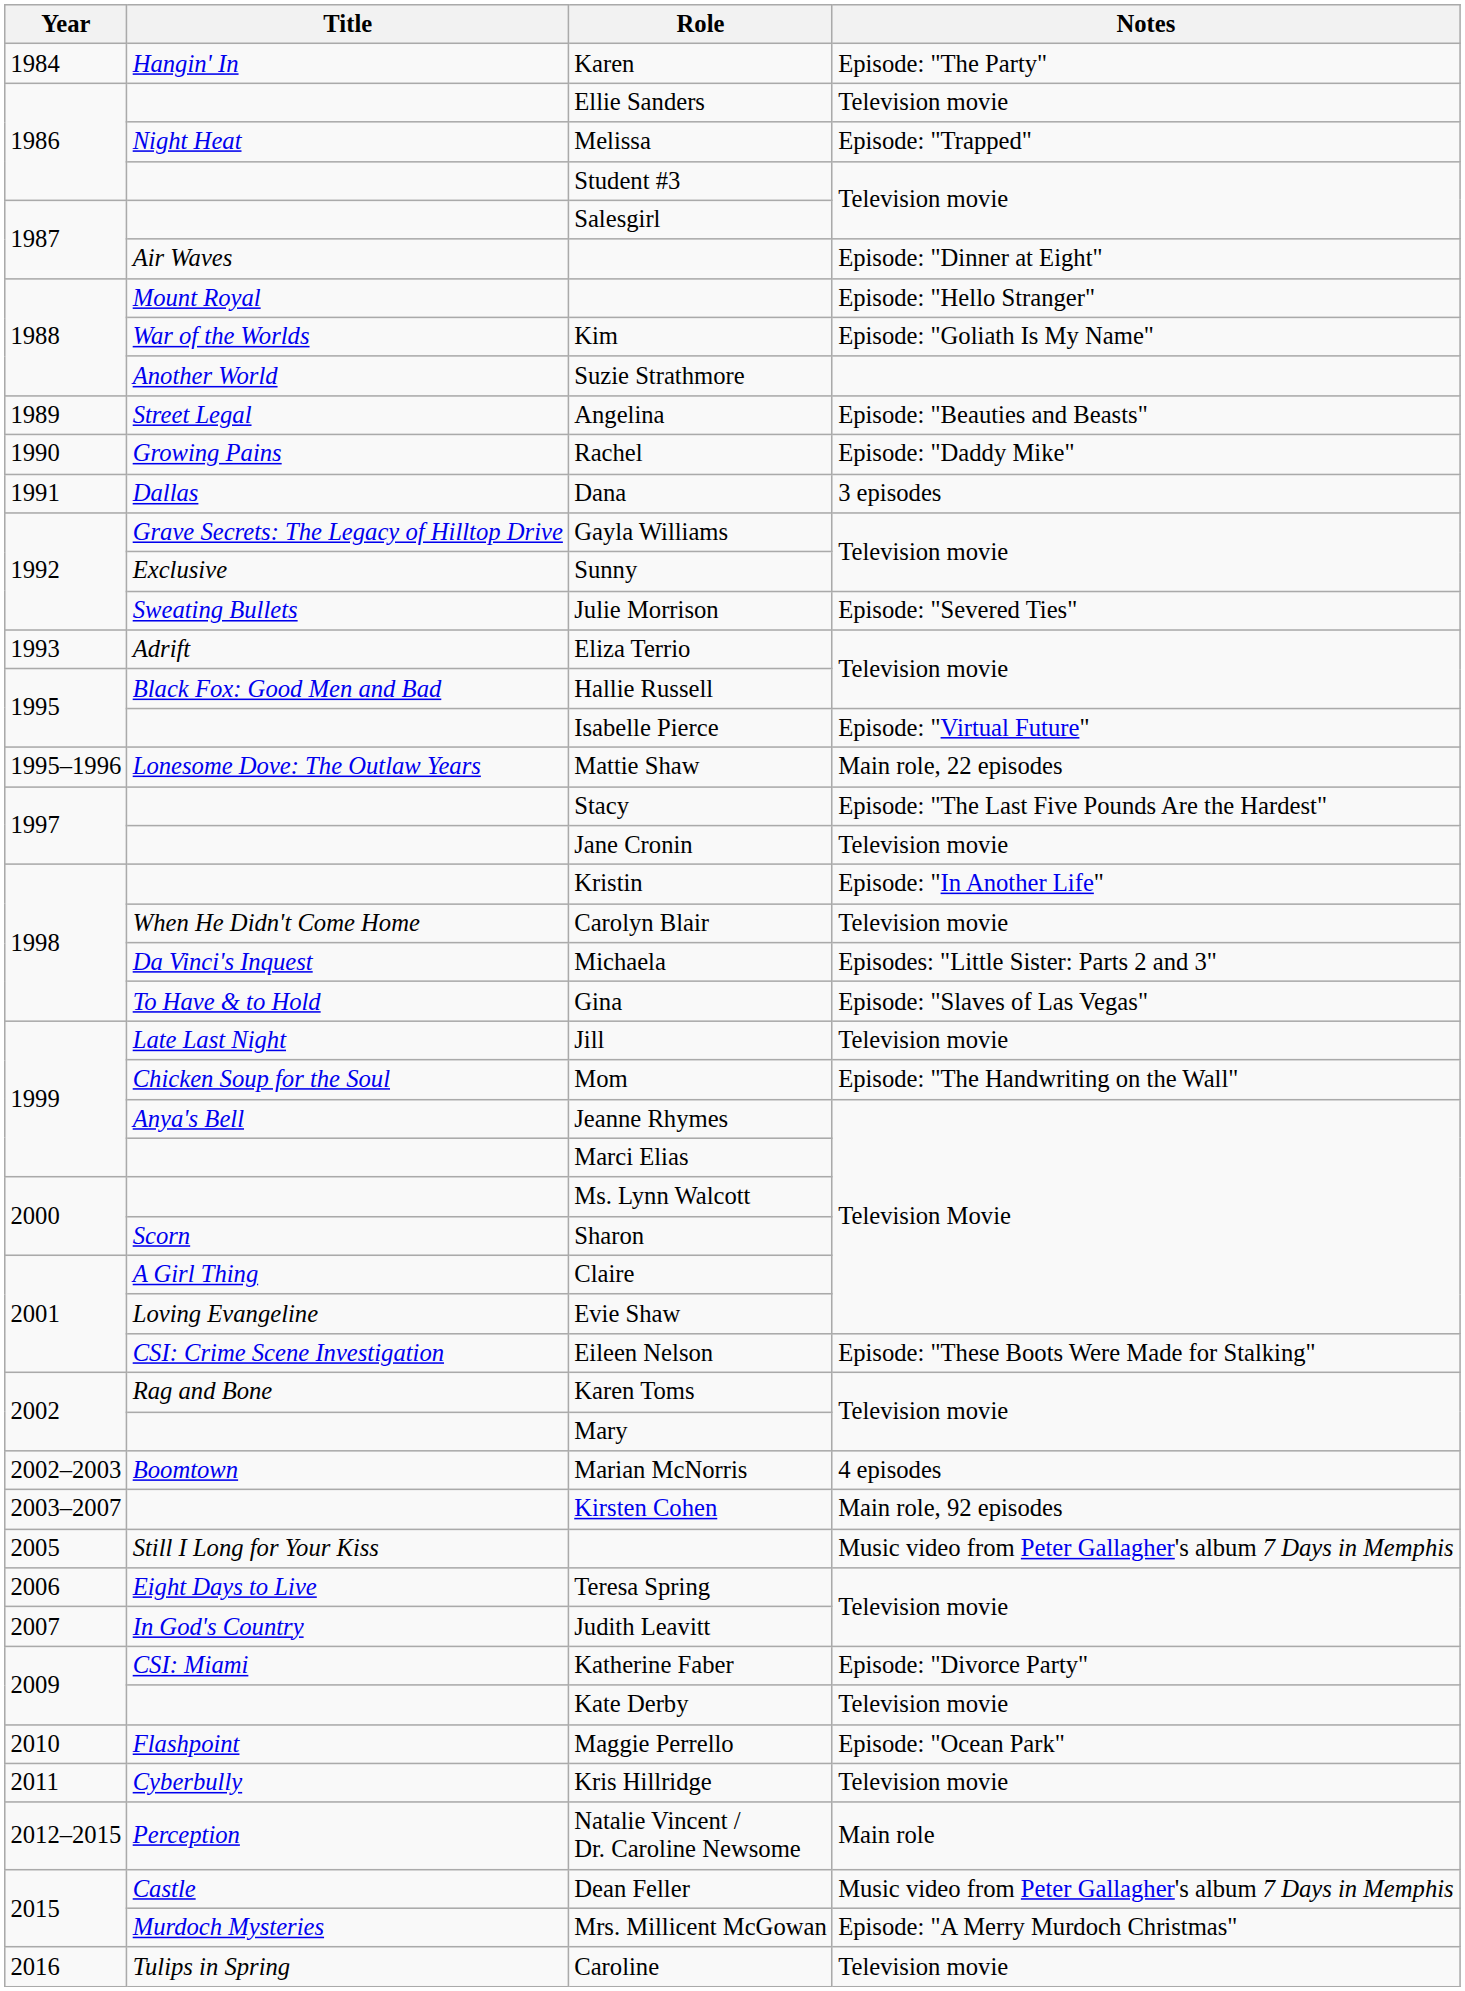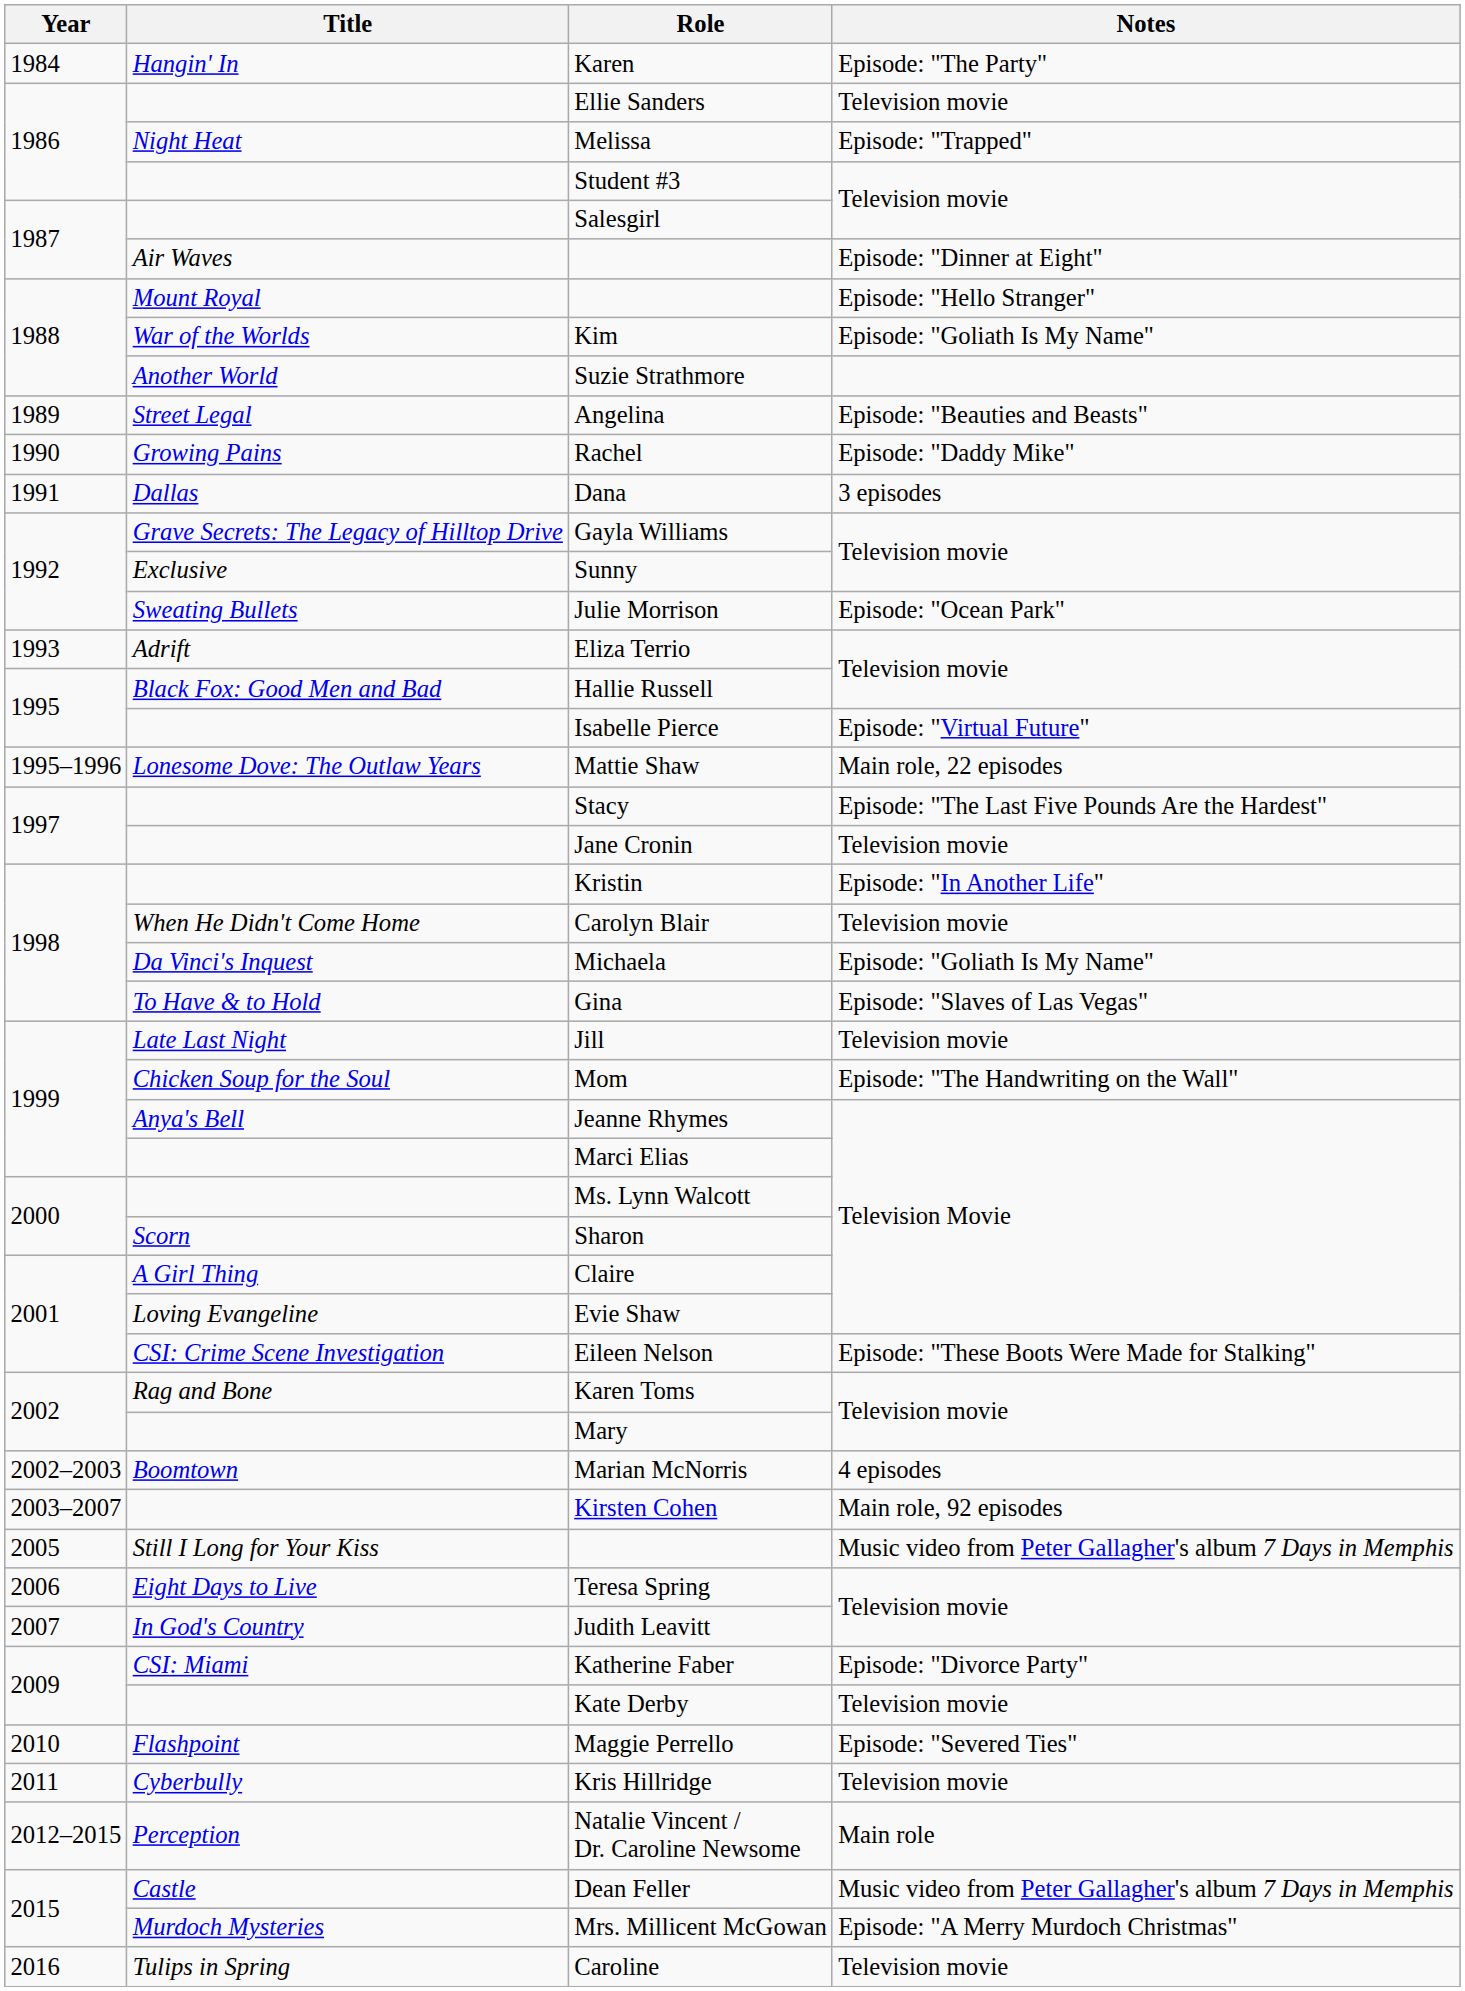(958, 610) Episode: "Severed Ties" -> (952, 610) Episode: "Ocean Park"
(1027, 961) Episodes: "Little Sister: Parts 2 and 3" -> (996, 961) Episode: "Goliath Is My Name"
(952, 1743) Episode: "Ocean Park" -> (958, 1743) Episode: "Severed Ties"
